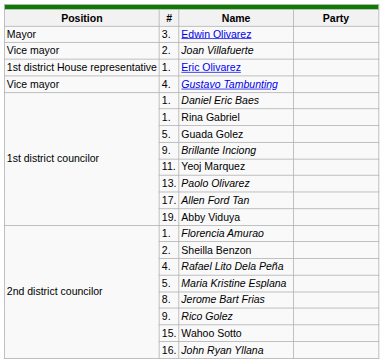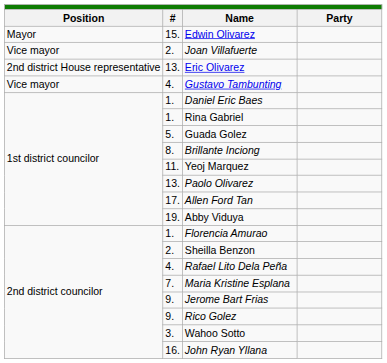(166, 35) 3. -> (173, 35) 15.
(82, 68) 1st district House representative -> (84, 68) 2nd district House representative
(166, 68) 1. -> (173, 68) 13.
(166, 151) 9. -> (170, 151) 8.
(166, 284) 5. -> (170, 284) 7.
(166, 300) 8. -> (170, 300) 9.
(169, 334) 15. -> (170, 334) 3.
